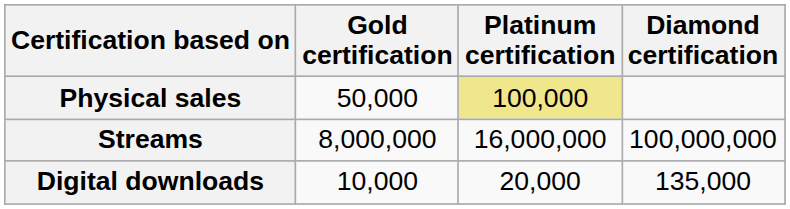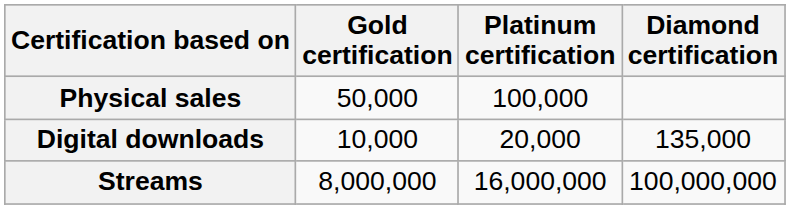(540, 97) khaki background -> (540, 97) no background
rows swapped: (150, 181) <-> (150, 139)
